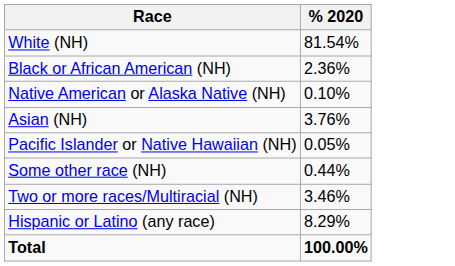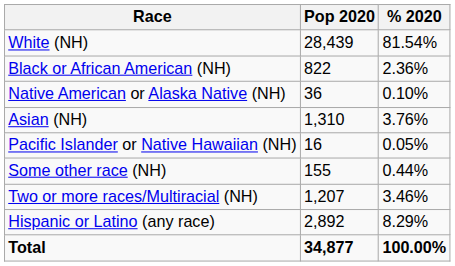+ column: (339, 17)
